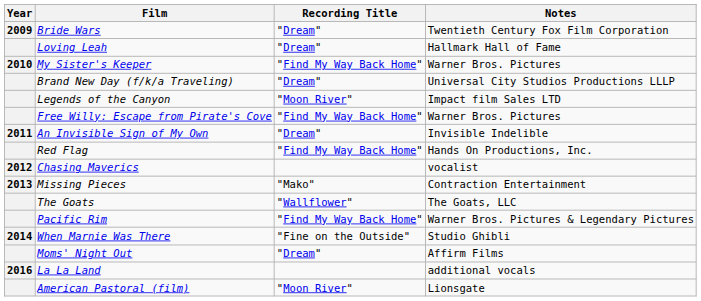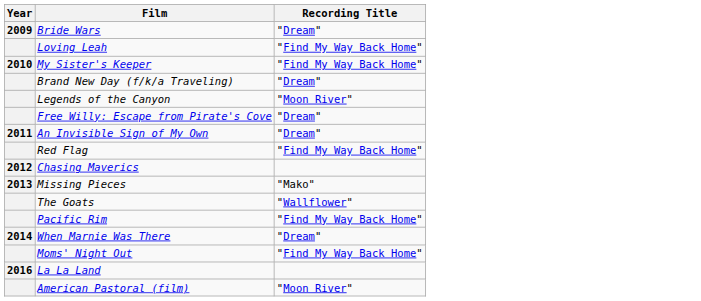- column: (561, 13)
(299, 47) "Dream" -> (350, 47) "Find My Way Back Home"
(350, 116) "Find My Way Back Home" -> (299, 116) "Dream"
(343, 236) "Fine on the Outside" -> (299, 236) "Dream"
(299, 253) "Dream" -> (350, 253) "Find My Way Back Home"
